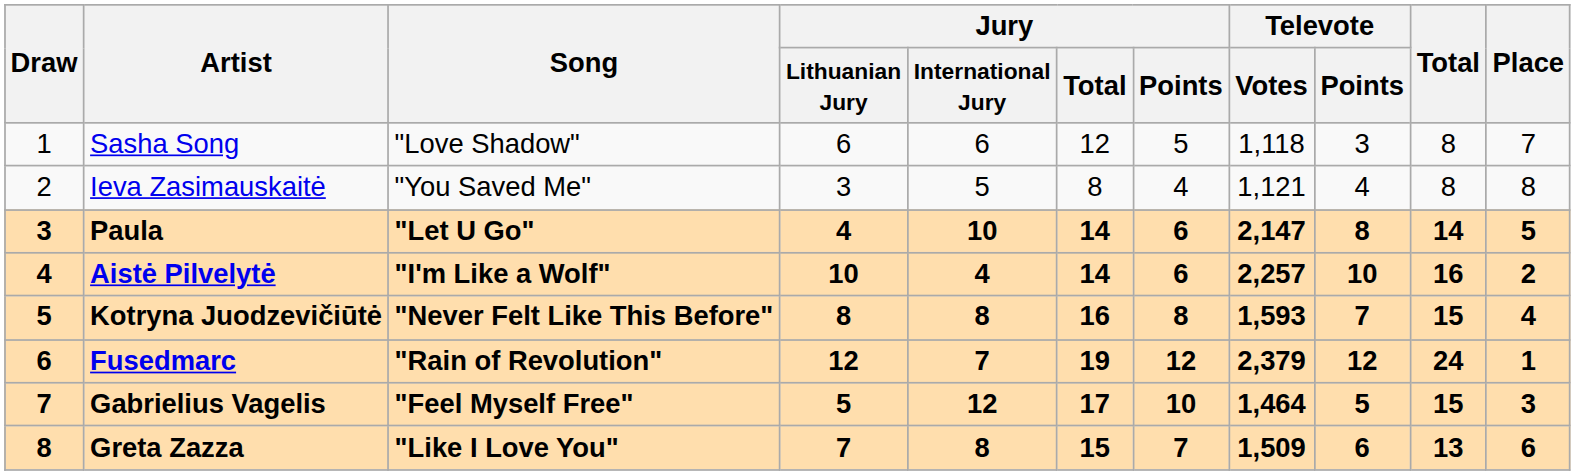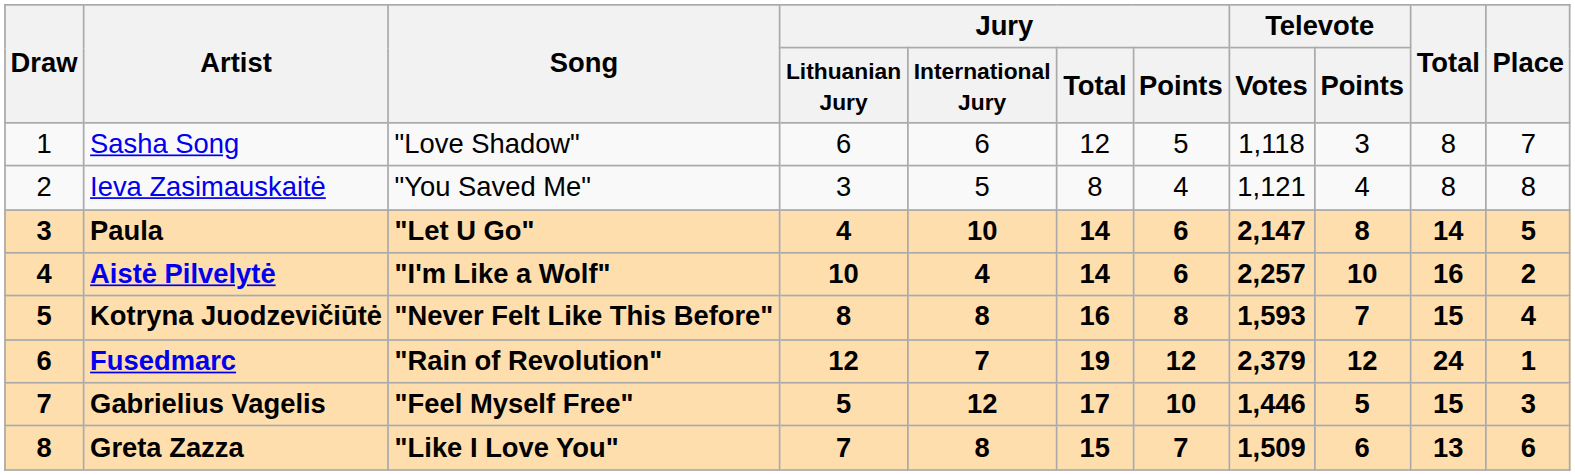(1272, 404) 1,464 -> (1272, 404) 1,446
